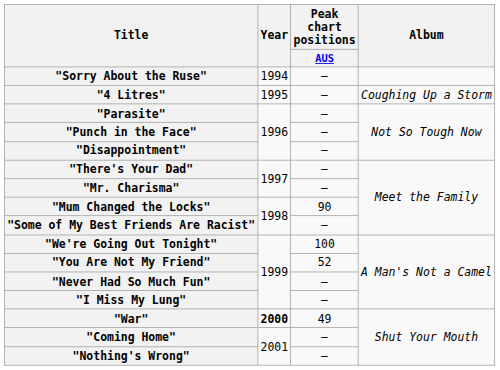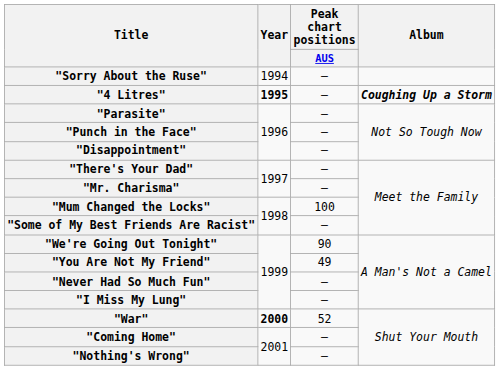(274, 95) normal -> (274, 95) bold
(426, 95) normal -> (426, 95) bold
(325, 207) 90 -> (325, 207) 100
(325, 244) 100 -> (325, 244) 90
(325, 263) 52 -> (325, 263) 49
(325, 318) 49 -> (325, 318) 52
